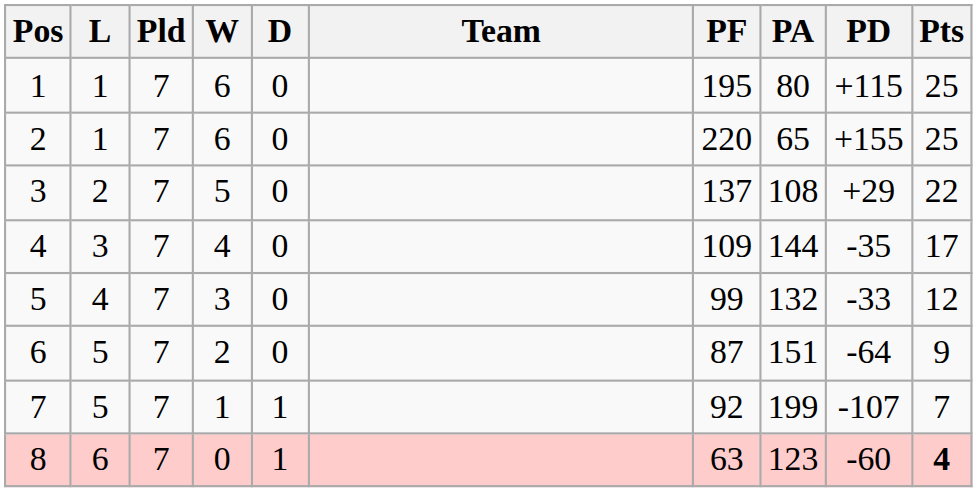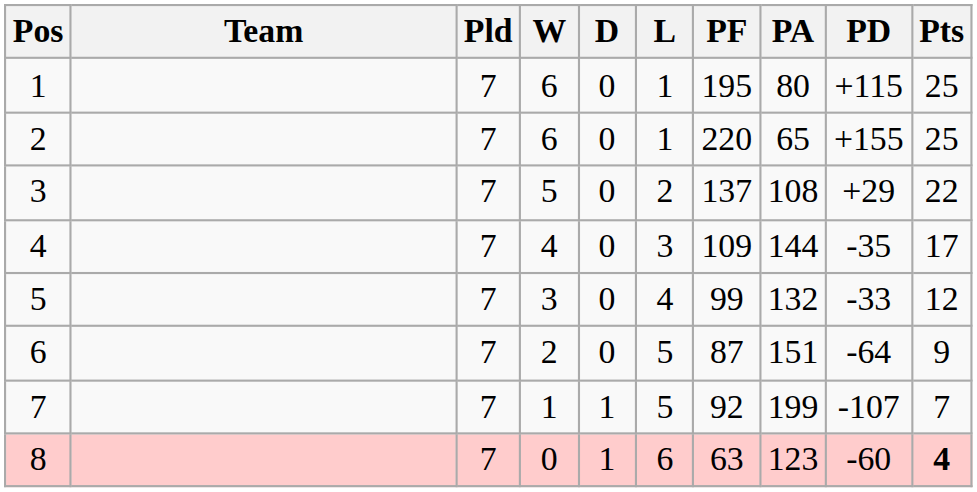columns swapped: (501, 31) <-> (100, 31)
